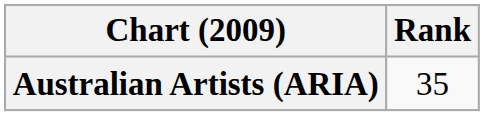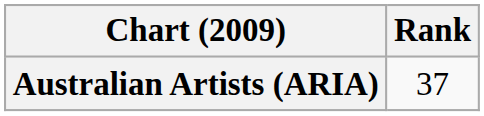(433, 82) 35 -> (433, 82) 37
